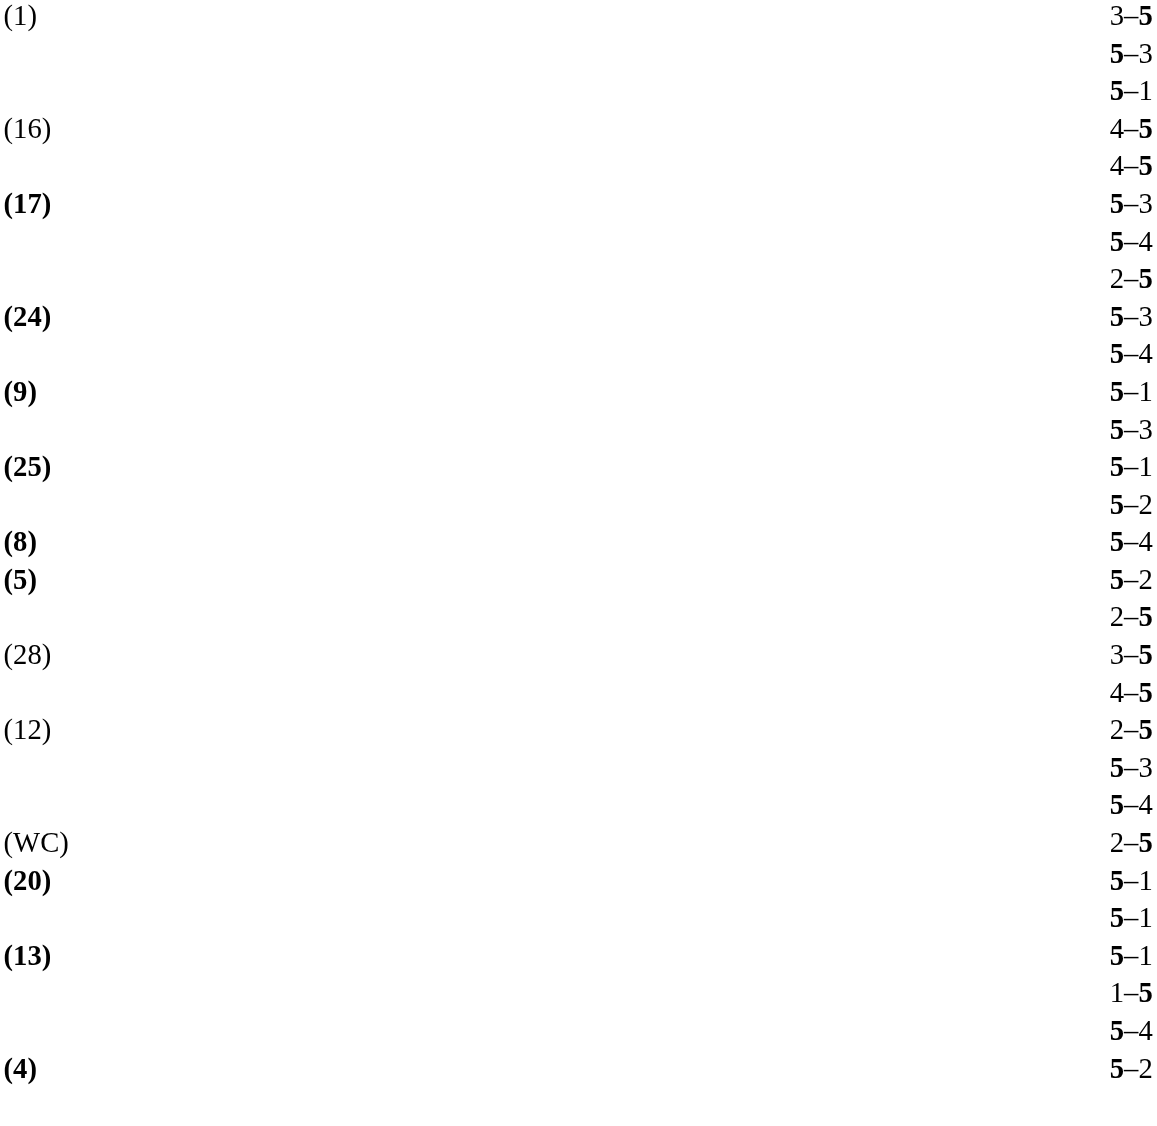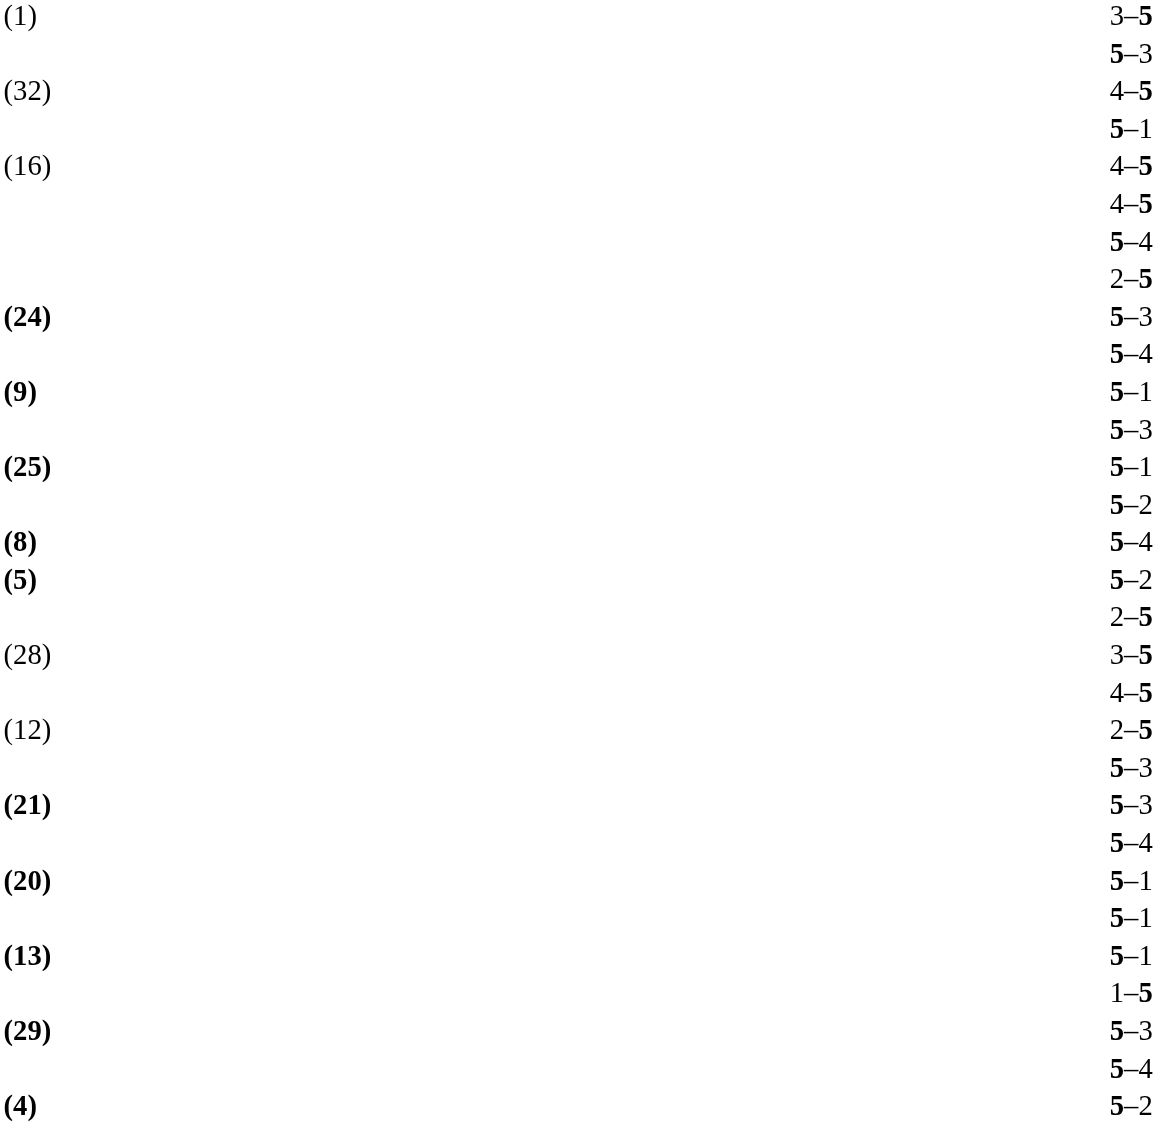+ row: (27, 90)
- row: (27, 203)
+ row: (27, 805)
- row: (36, 842)
+ row: (27, 1030)
